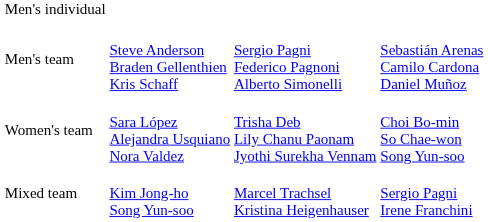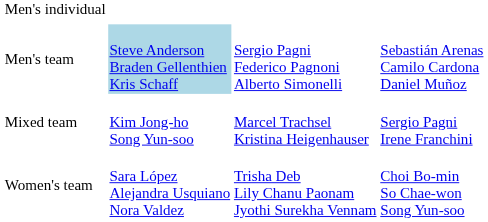(168, 67) no background -> (168, 67) lightblue background
rows swapped: (49, 130) <-> (41, 193)
